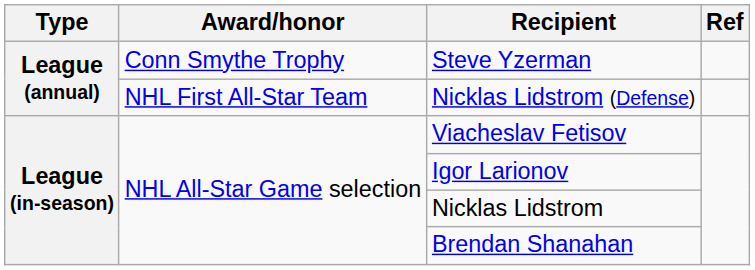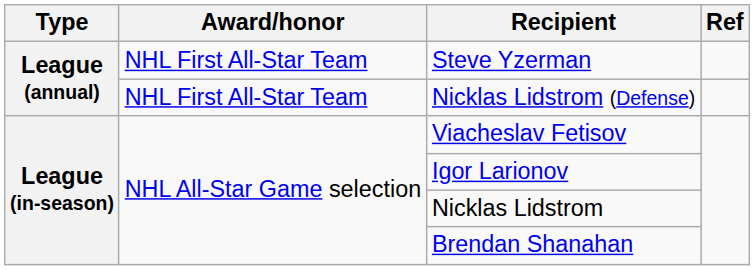(234, 60) Conn Smythe Trophy -> (246, 60) NHL First All-Star Team
